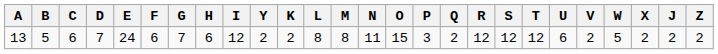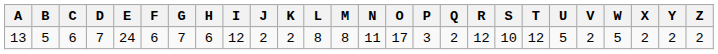columns swapped: (672, 16) <-> (263, 16)
(400, 38) 15 -> (400, 38) 17
(509, 38) 12 -> (509, 38) 10
(563, 38) 6 -> (563, 38) 5
